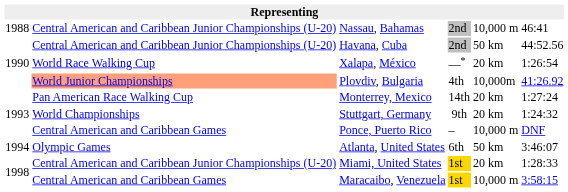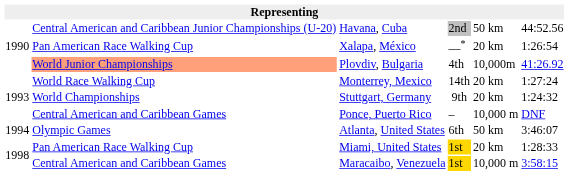- row: (382, 28)
(94, 63) World Race Walking Cup -> (113, 46) Pan American Race Walking Cup
(113, 97) Pan American Race Walking Cup -> (94, 81) World Race Walking Cup
(184, 163) Central American and Caribbean Junior Championships (U-20) -> (113, 147) Pan American Race Walking Cup
